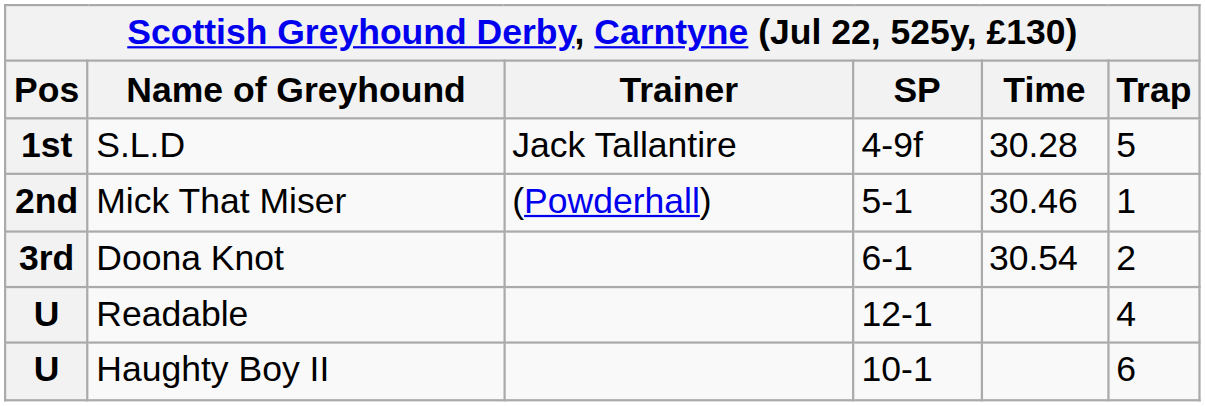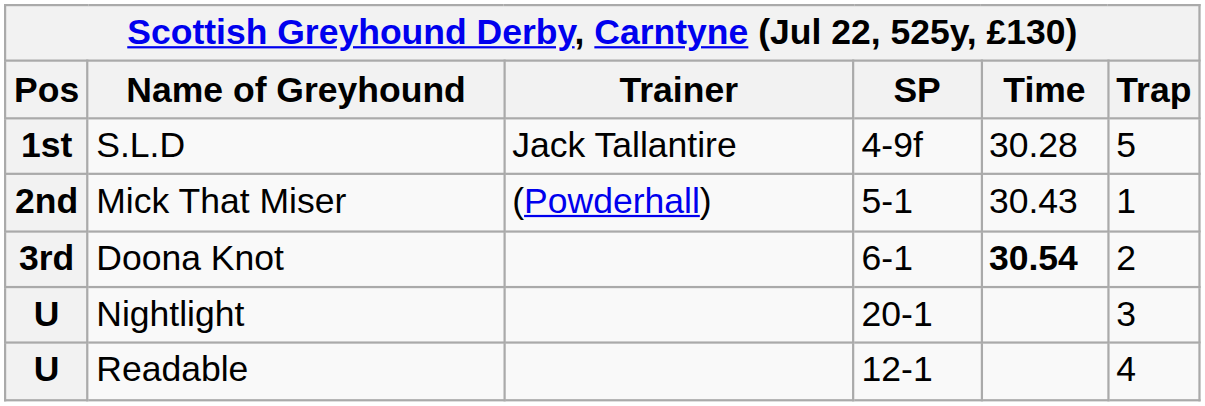(1033, 201) 30.46 -> (1033, 201) 30.43
(1033, 257) normal -> (1033, 257) bold
+ row: (170, 314)
- row: (213, 370)
